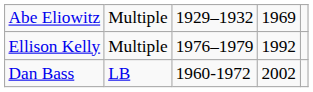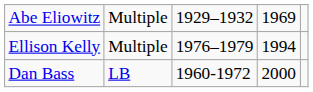(279, 45) 1992 -> (279, 45) 1994
(279, 73) 2002 -> (279, 73) 2000
